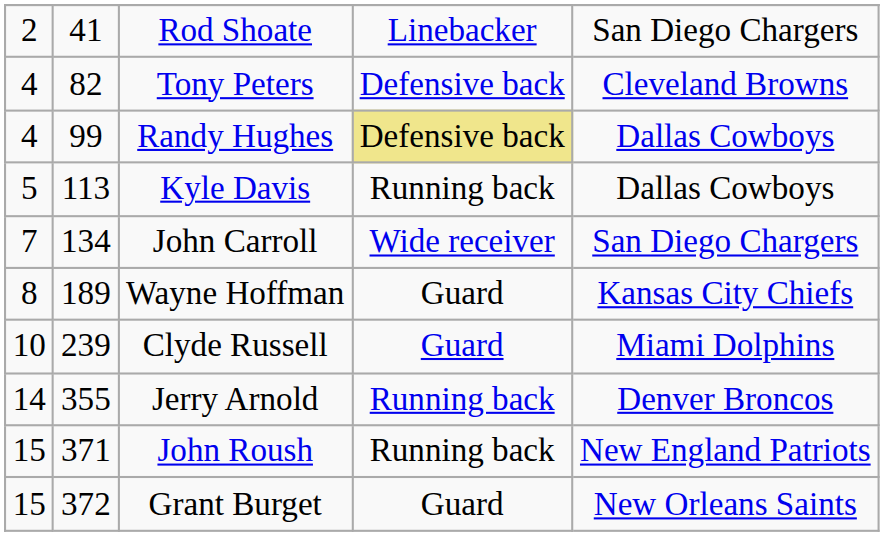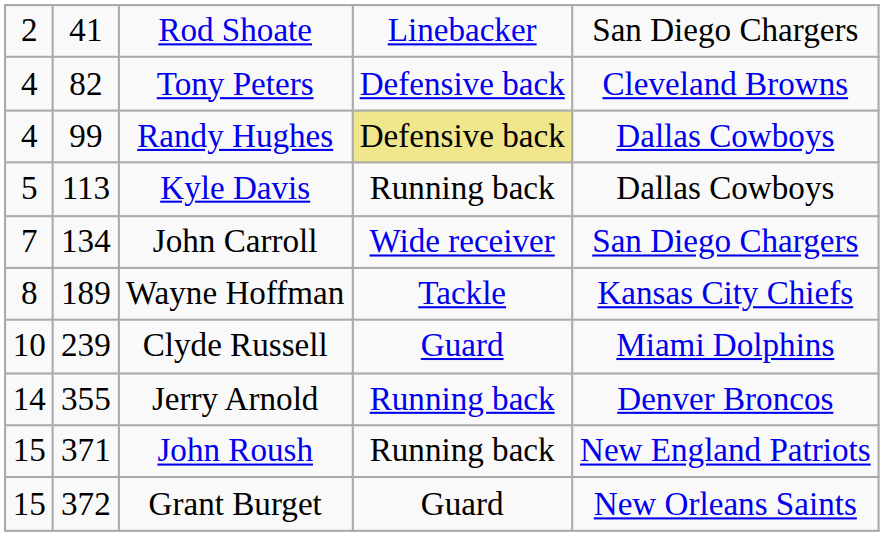(462, 293) Guard -> (462, 293) Tackle
